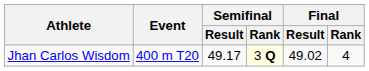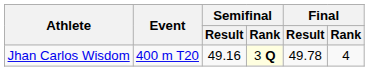(224, 56) 49.17 -> (224, 56) 49.16
(305, 56) 49.02 -> (305, 56) 49.78
